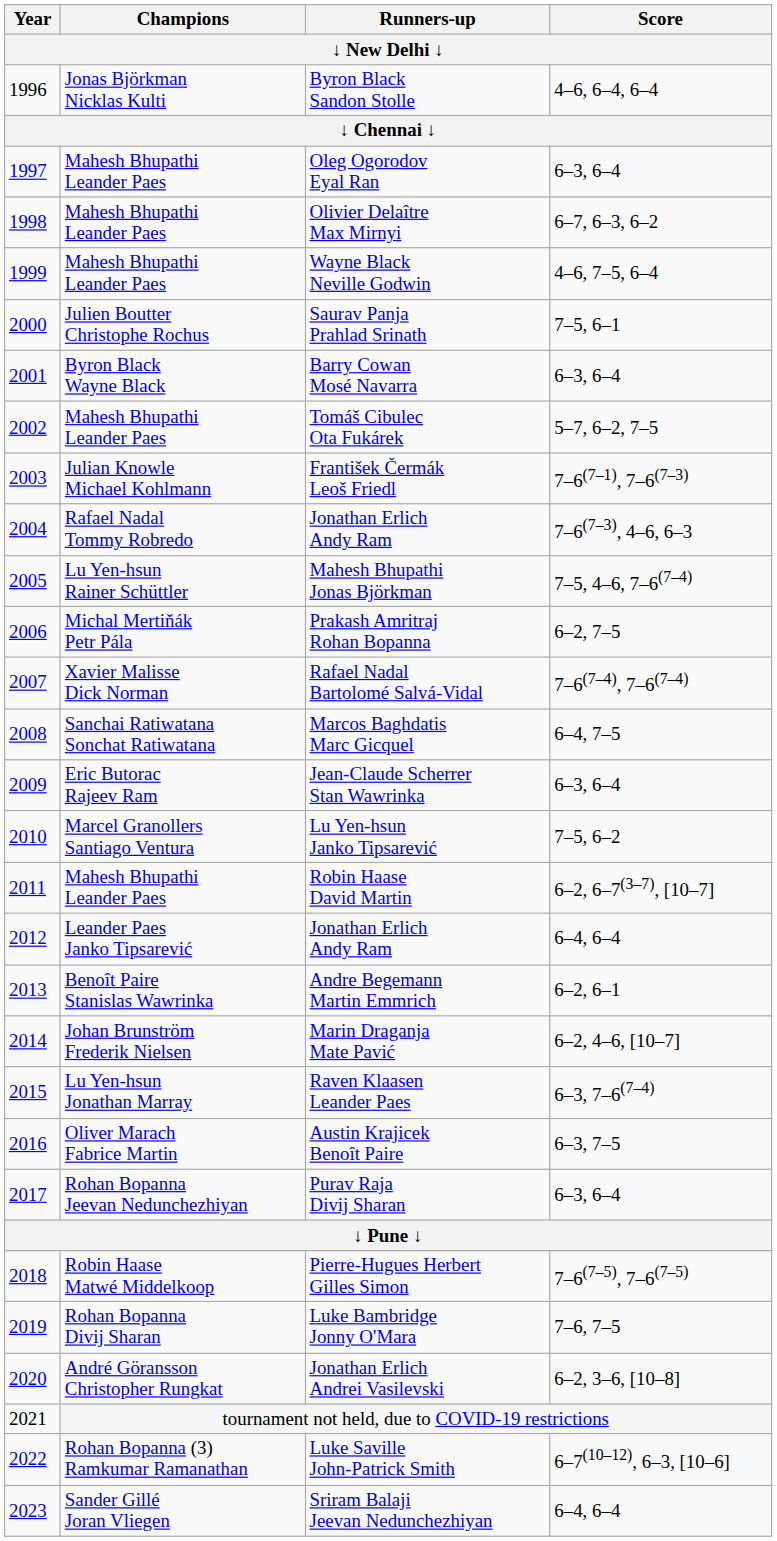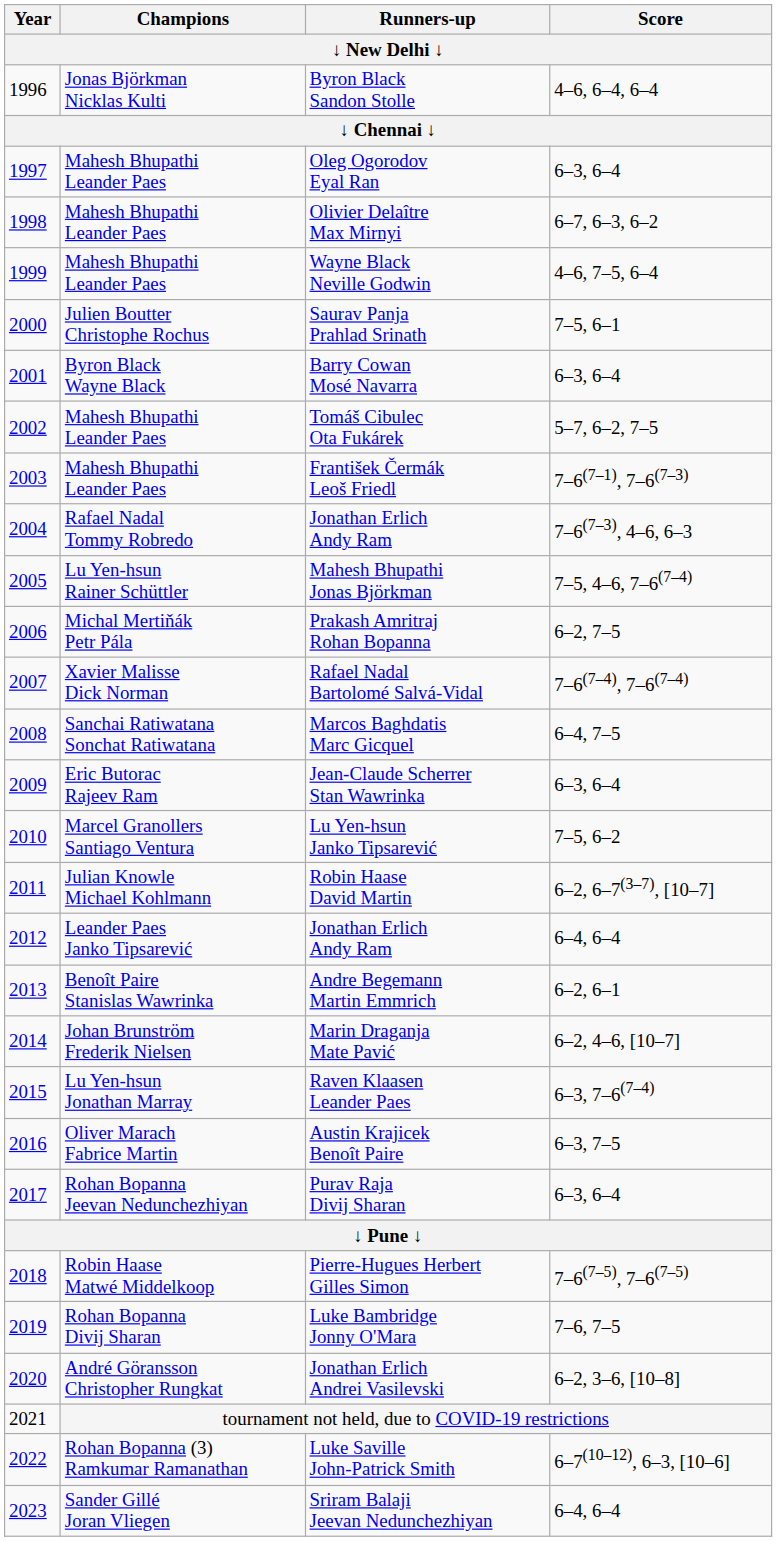(138, 478) Julian Knowle Michael Kohlmann -> (132, 478) Mahesh Bhupathi Leander Paes
(132, 887) Mahesh Bhupathi Leander Paes -> (138, 887) Julian Knowle Michael Kohlmann
